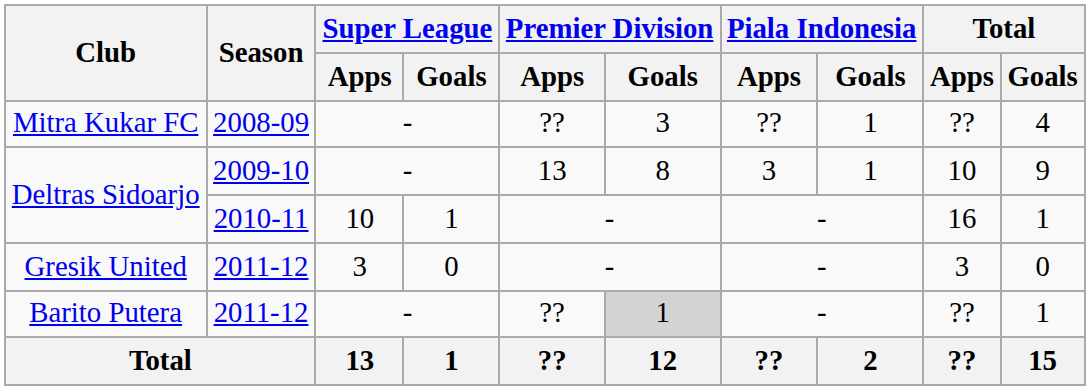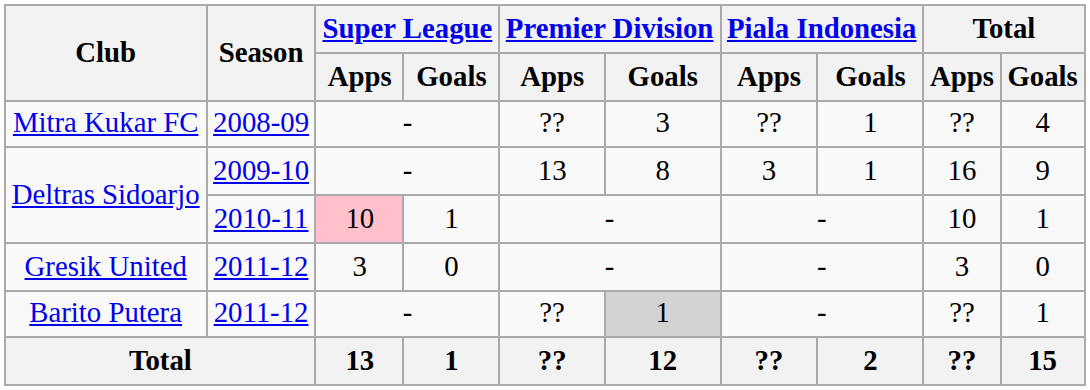(962, 171) 10 -> (962, 171) 16
(360, 218) no background -> (360, 218) pink background
(962, 218) 16 -> (962, 218) 10
